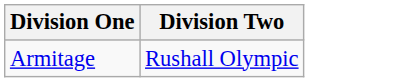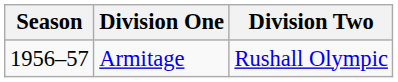+ column: (49, 22)
